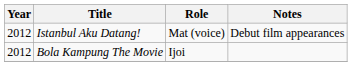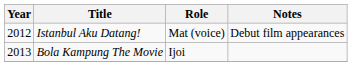(19, 52) 2012 -> (19, 52) 2013
